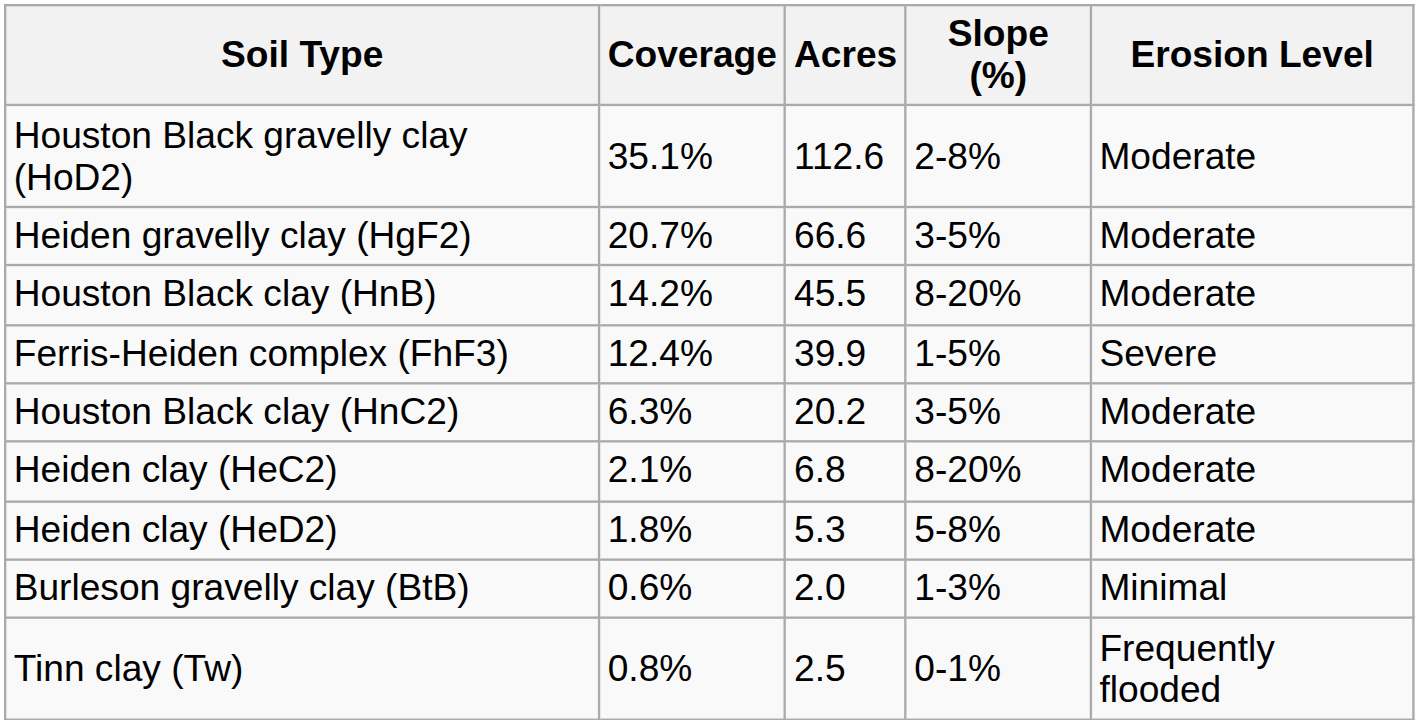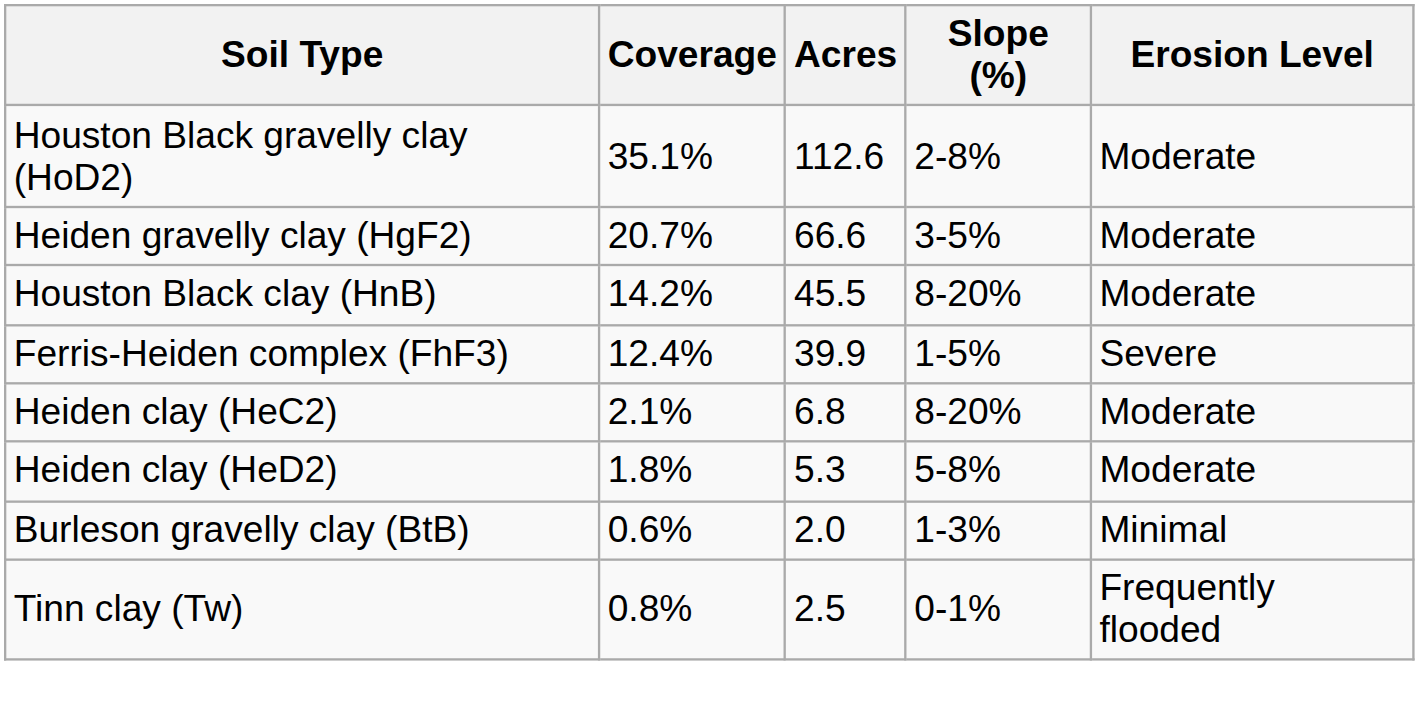- row: (237, 411)
